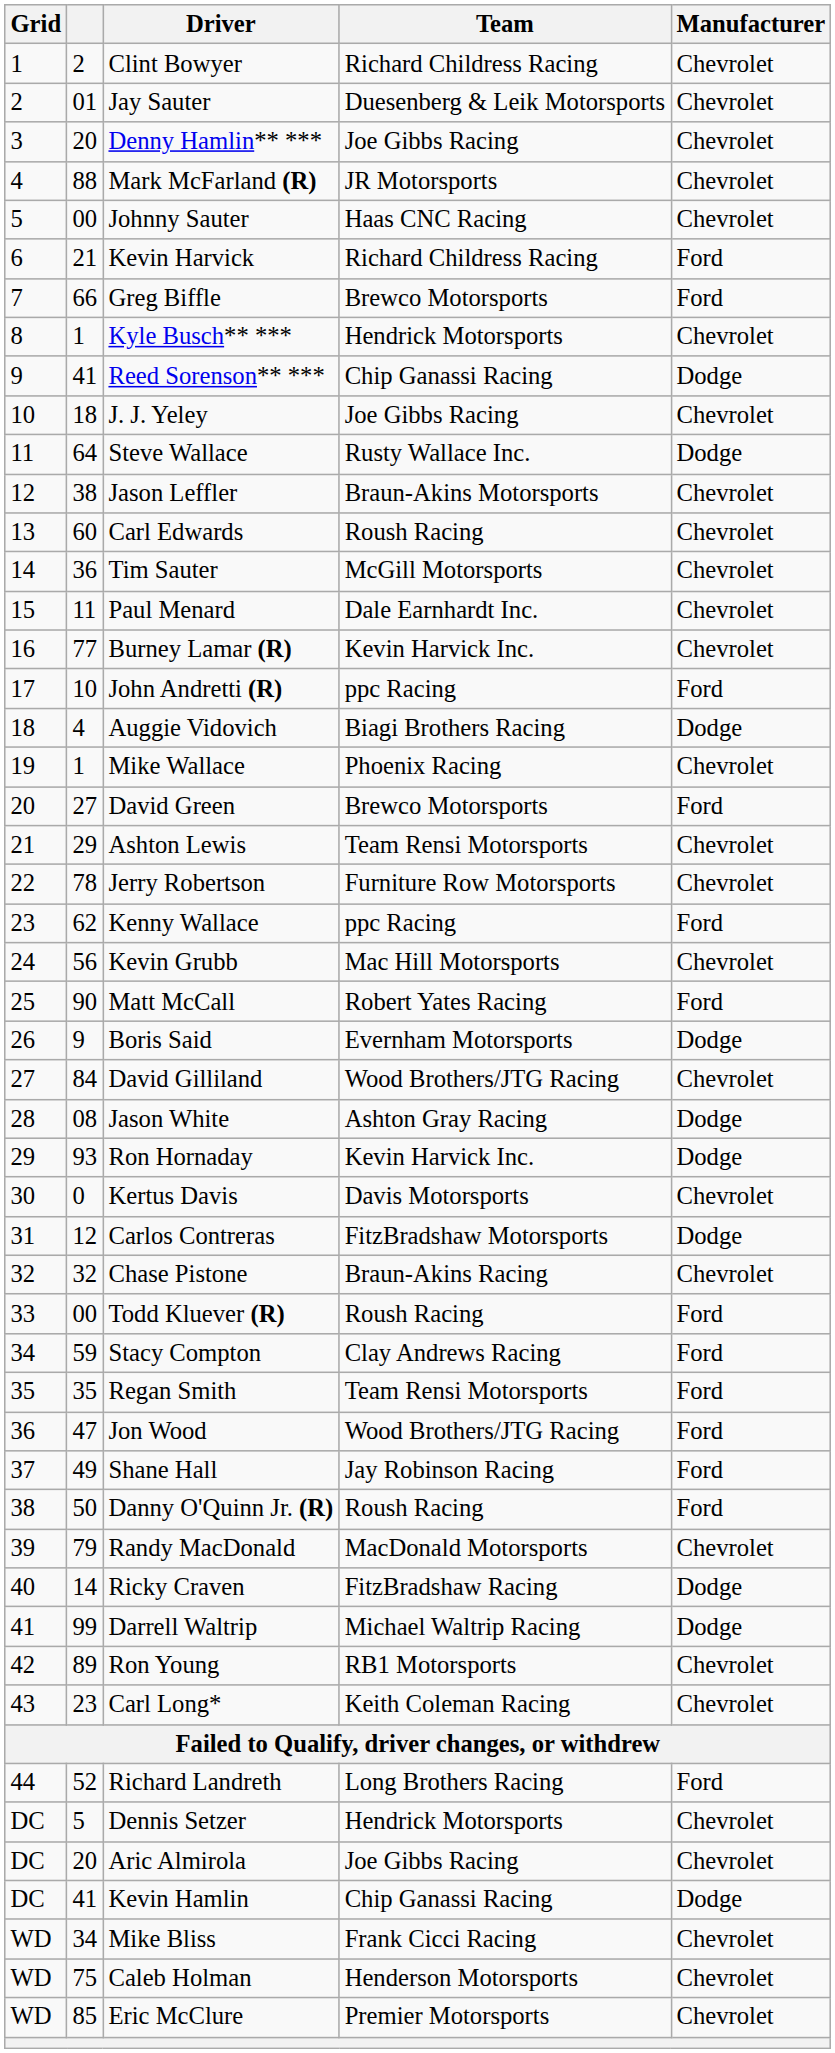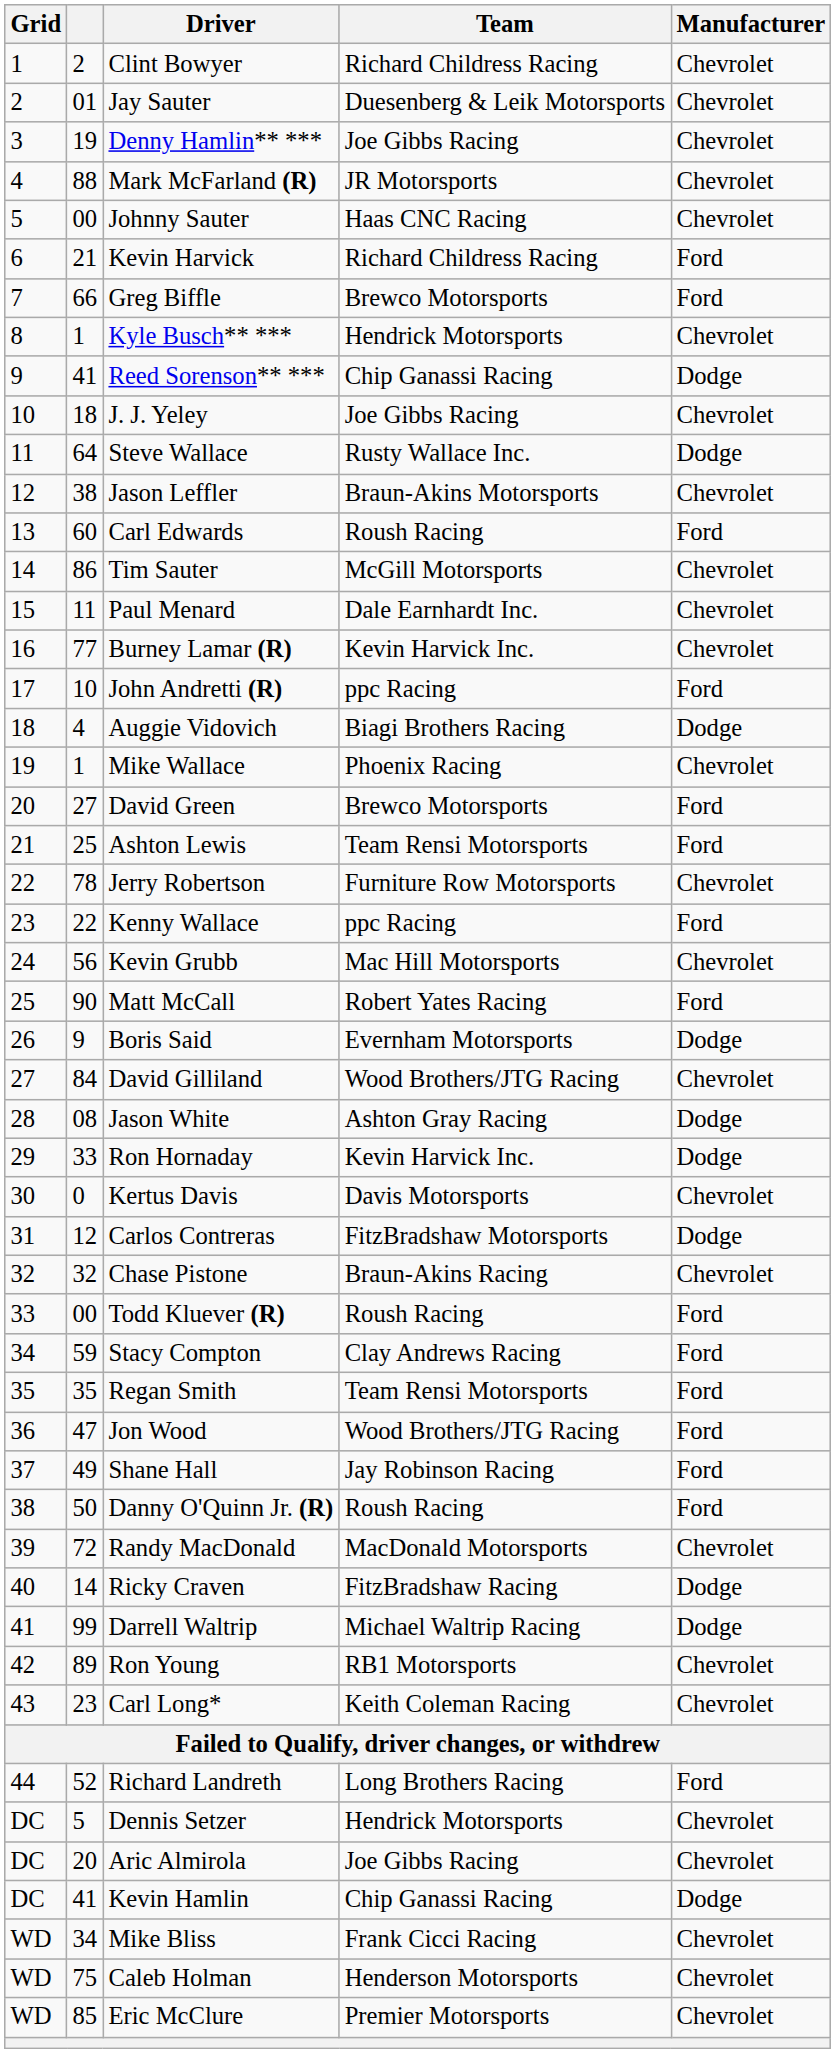(85, 141) 20 -> (85, 141) 19
(725, 532) Chevrolet -> (700, 532) Ford
(85, 571) 36 -> (85, 571) 86
(85, 844) 29 -> (85, 844) 25
(725, 844) Chevrolet -> (700, 844) Ford
(85, 922) 62 -> (85, 922) 22
(85, 1157) 93 -> (85, 1157) 33
(85, 1548) 79 -> (85, 1548) 72
